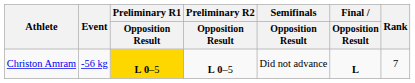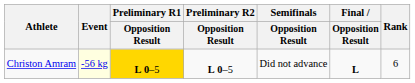(94, 64) no background -> (94, 64) lightyellow background
(396, 64) 7 -> (396, 64) 6
